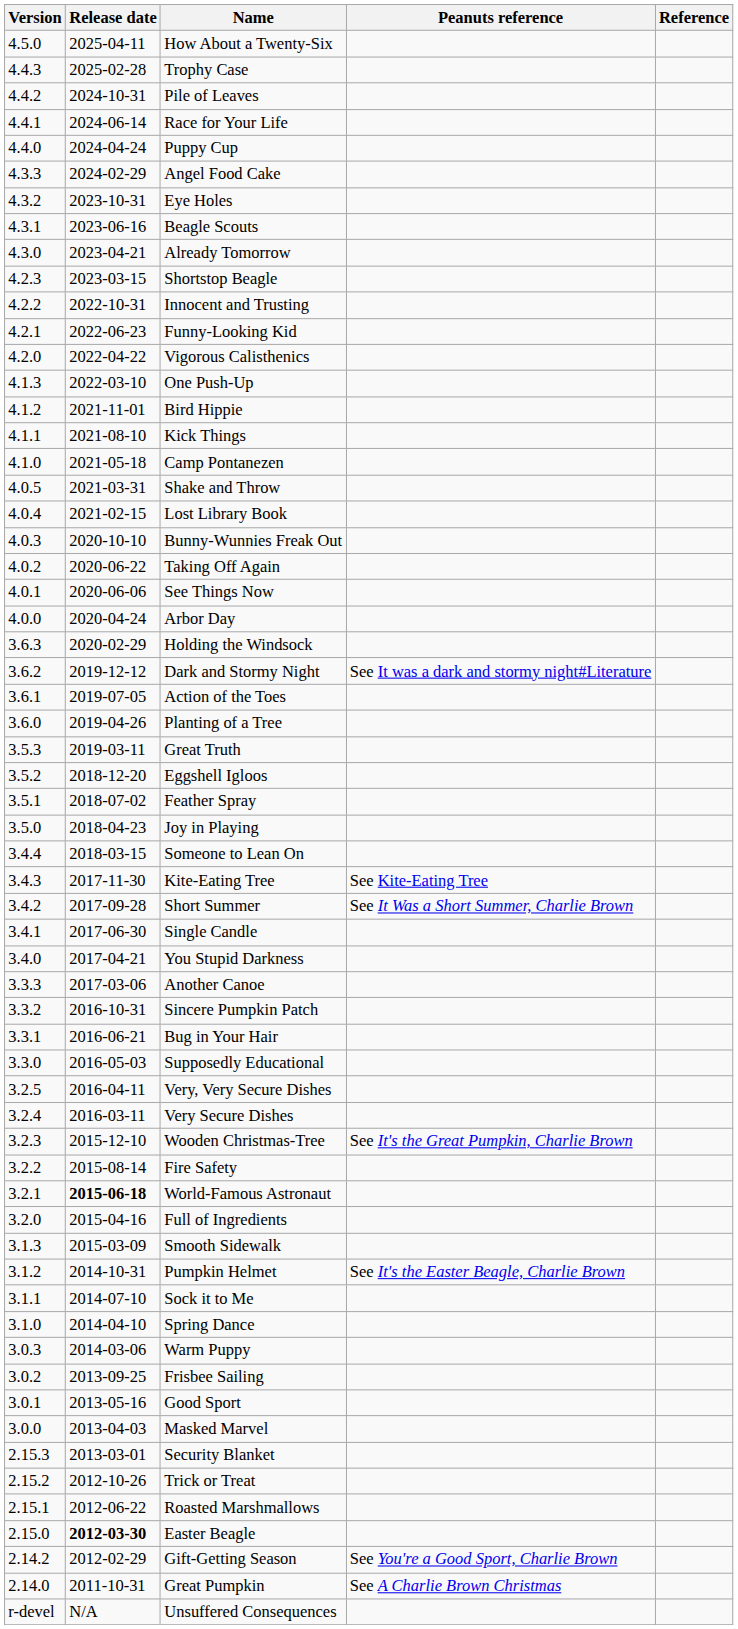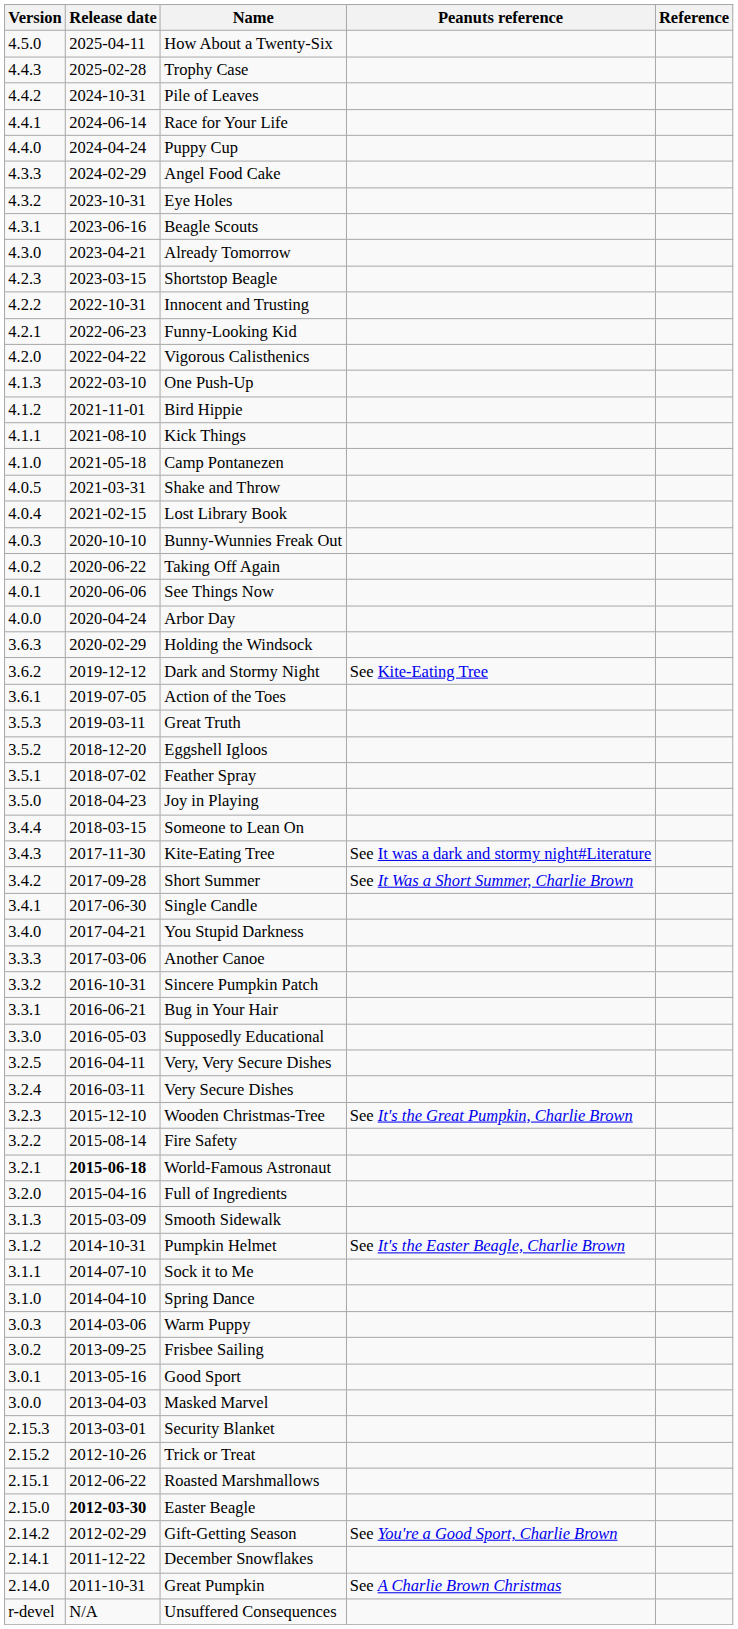(501, 670) See It was a dark and stormy night#Literature -> (419, 670) See Kite-Eating Tree
- row: (223, 723)
(419, 880) See Kite-Eating Tree -> (501, 853) See It was a dark and stormy night#Literature
+ row: (239, 1559)
